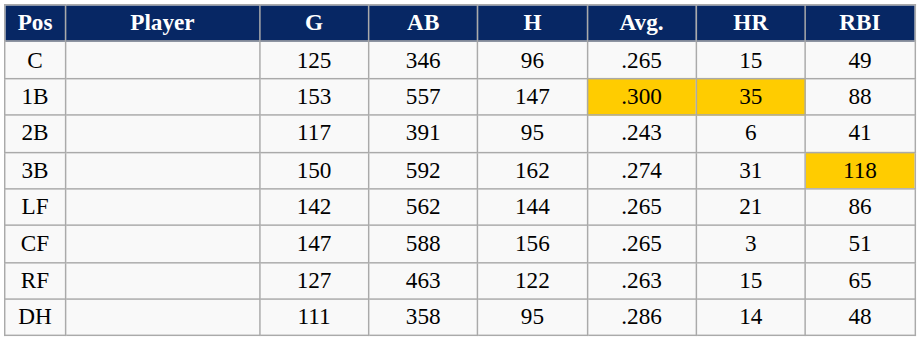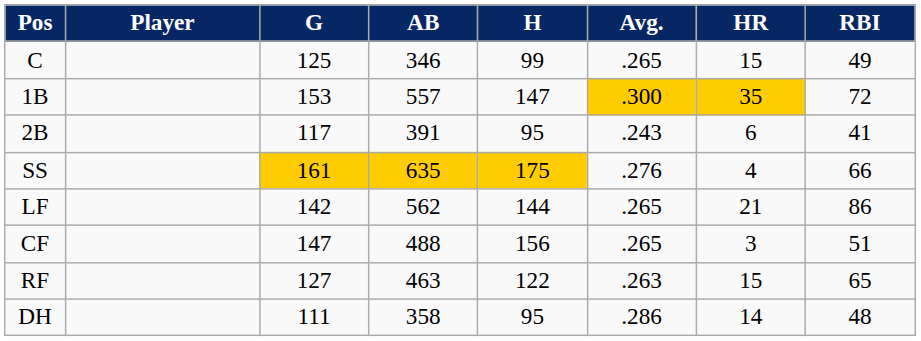(532, 59) 96 -> (532, 59) 99
(860, 96) 88 -> (860, 96) 72
- row: (35, 170)
+ row: (35, 170)
(423, 243) 588 -> (423, 243) 488
